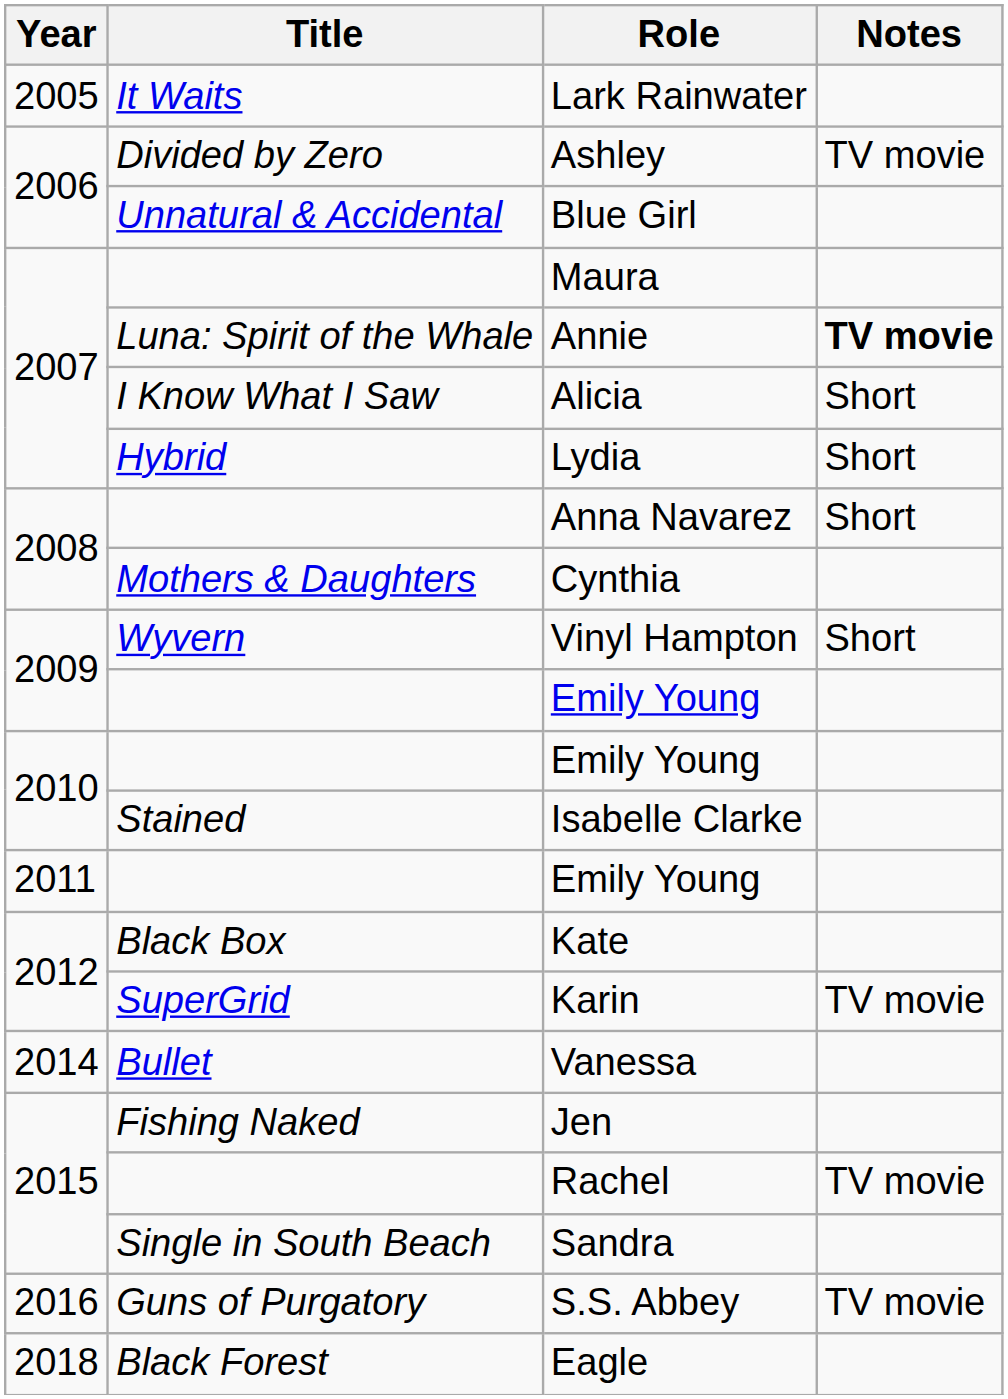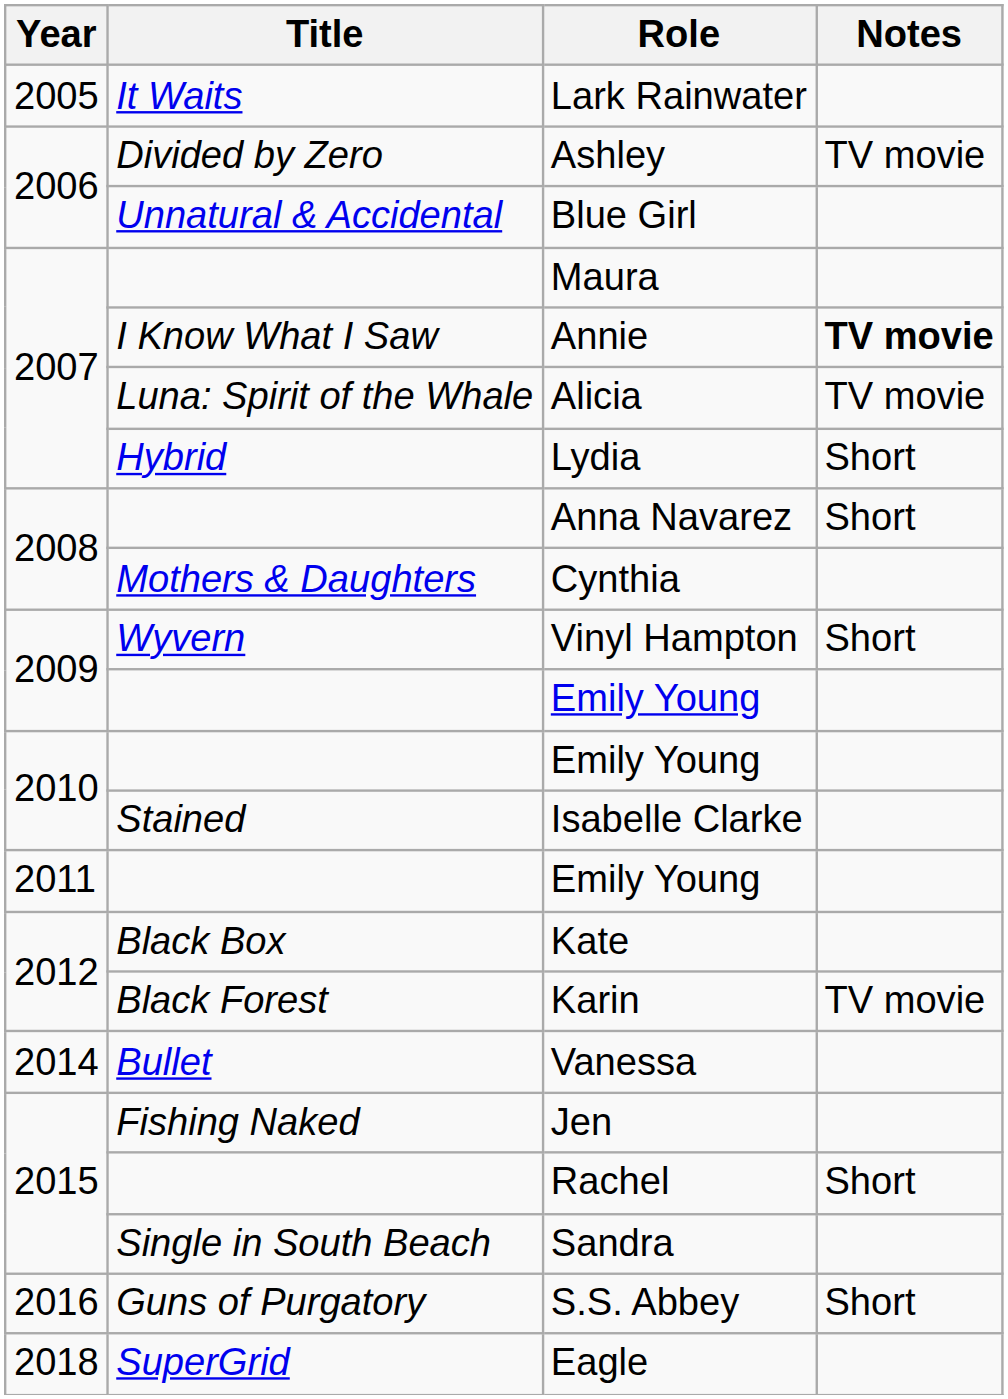(325, 336) Luna: Spirit of the Whale -> (277, 336) I Know What I Saw
(277, 397) I Know What I Saw -> (325, 397) Luna: Spirit of the Whale
(870, 397) Short -> (905, 397) TV movie
(203, 1000) SuperGrid -> (222, 1000) Black Forest
(905, 1182) TV movie -> (870, 1182) Short
(905, 1302) TV movie -> (870, 1302) Short
(222, 1363) Black Forest -> (203, 1363) SuperGrid
